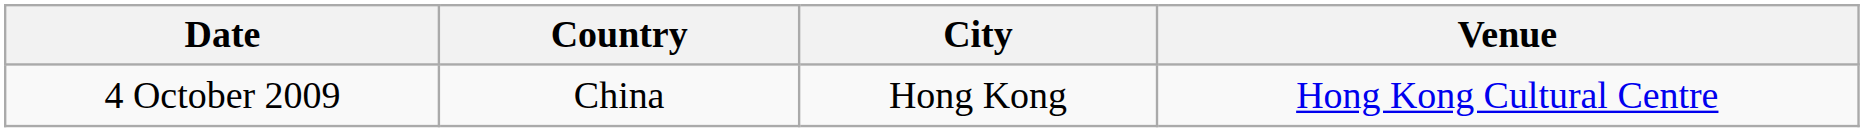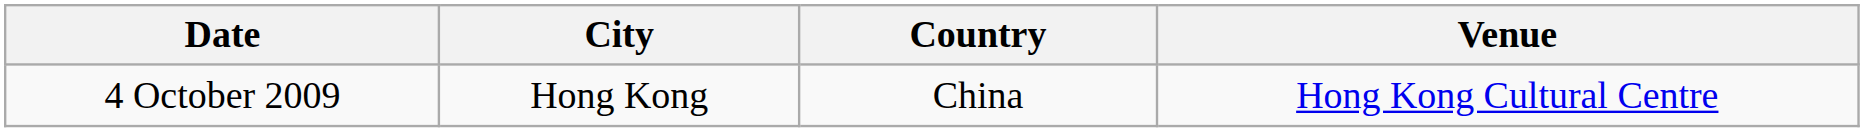columns swapped: (978, 34) <-> (619, 34)
